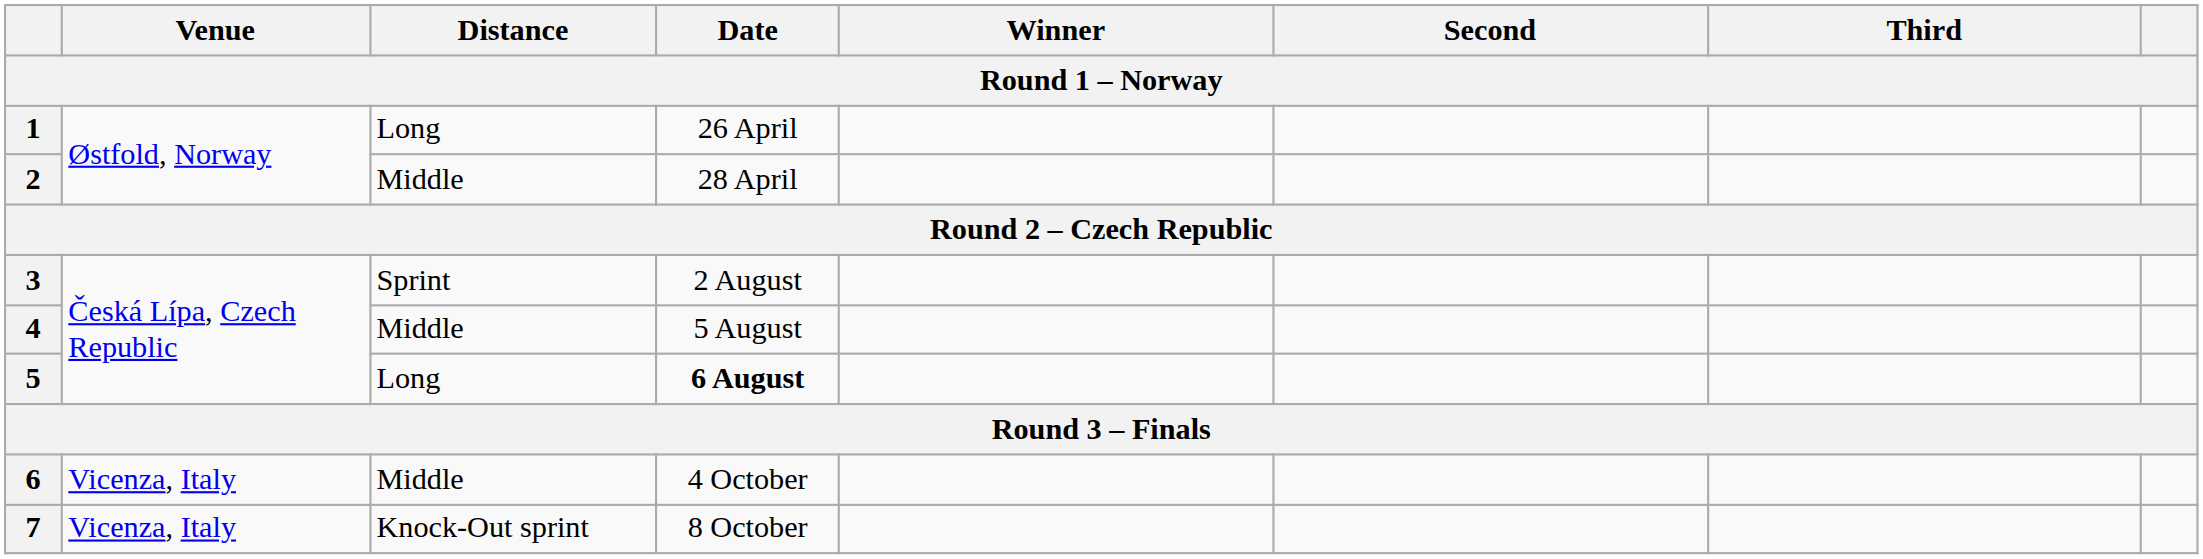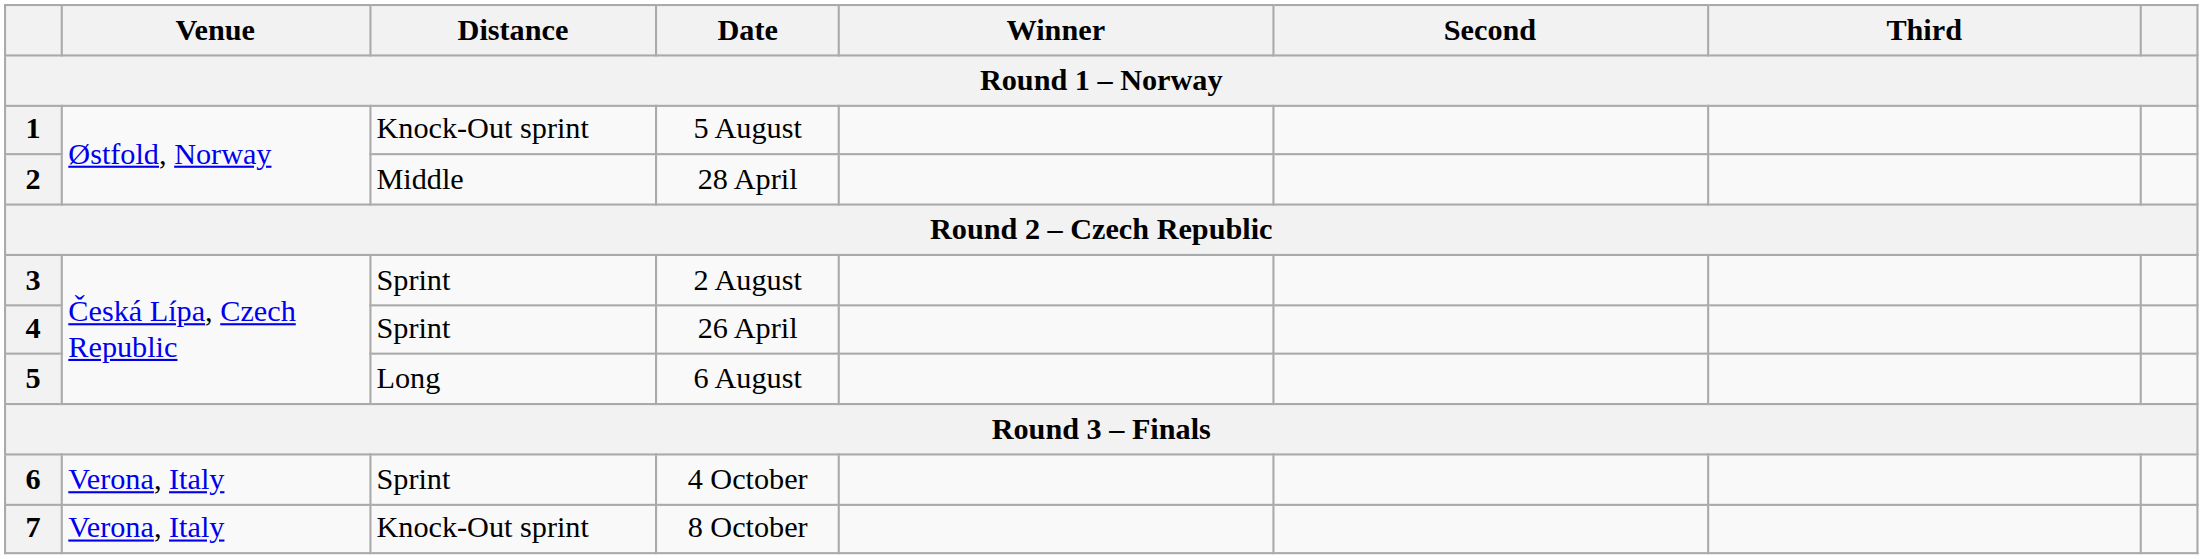(408, 129) Long -> (483, 129) Knock-Out sprint
(748, 129) 26 April -> (748, 129) 5 August
(420, 329) Middle -> (413, 329) Sprint
(748, 329) 5 August -> (748, 329) 26 April
(748, 378) bold -> (748, 378) normal
(152, 478) Vicenza, Italy -> (146, 478) Verona, Italy
(420, 478) Middle -> (413, 478) Sprint
(152, 528) Vicenza, Italy -> (146, 528) Verona, Italy
